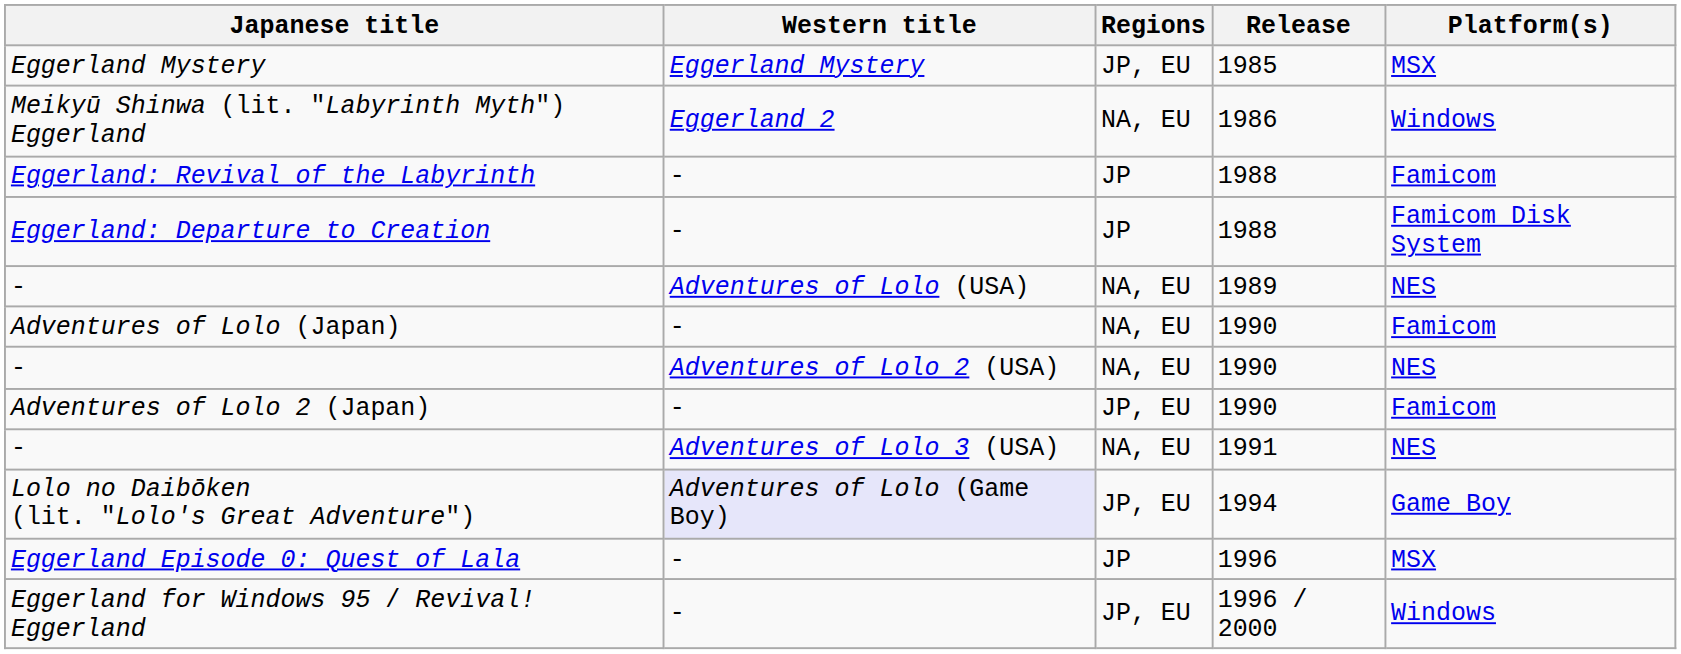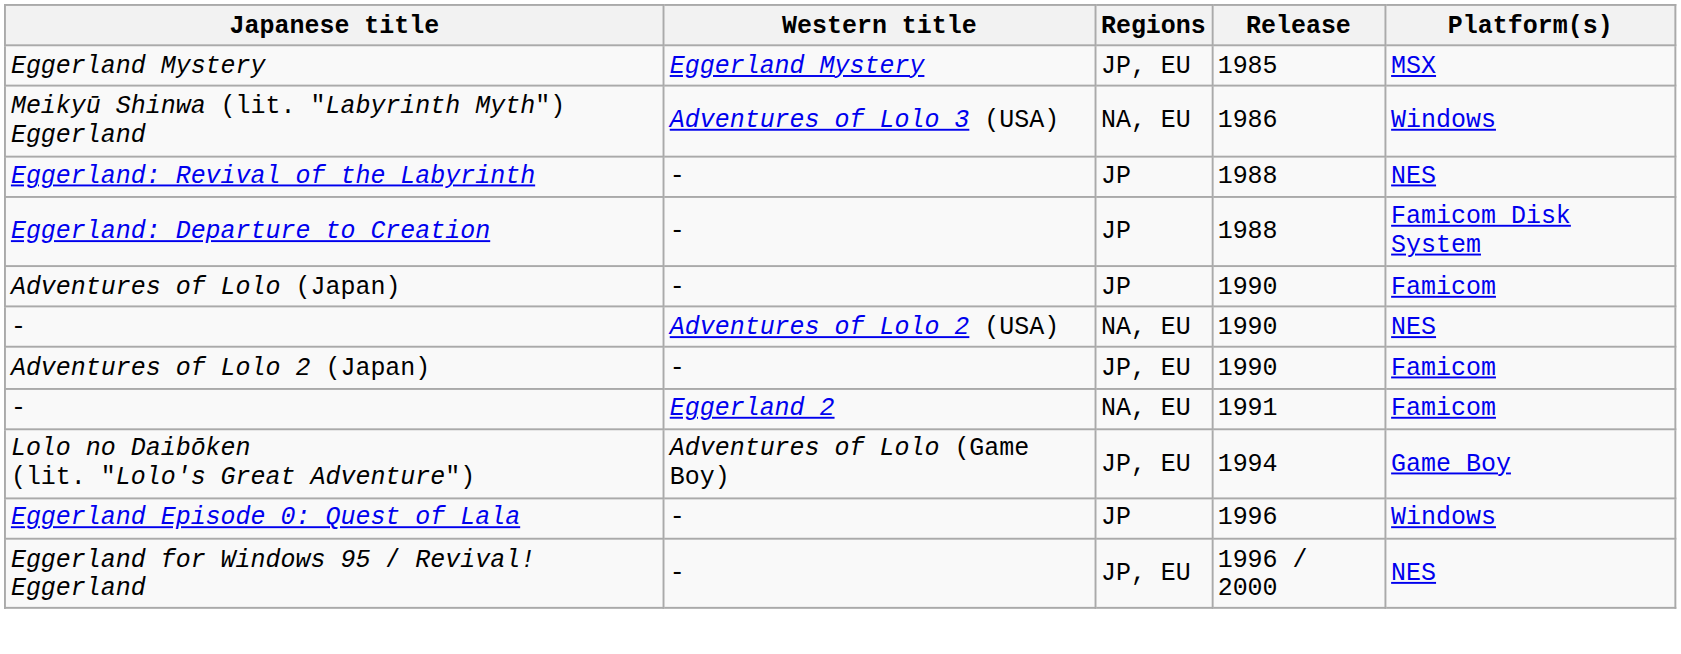(752, 121) Eggerland 2 -> (864, 121) Adventures of Lolo 3 (USA)
(1444, 176) Famicom -> (1414, 176) NES
- row: (18, 286)
(1146, 327) NA, EU -> (1116, 286) JP
(864, 449) Adventures of Lolo 3 (USA) -> (752, 408) Eggerland 2
(1414, 449) NES -> (1444, 408) Famicom
(850, 504) lavender background -> (850, 463) no background
(1414, 559) MSX -> (1444, 518) Windows
(1444, 614) Windows -> (1414, 574) NES
